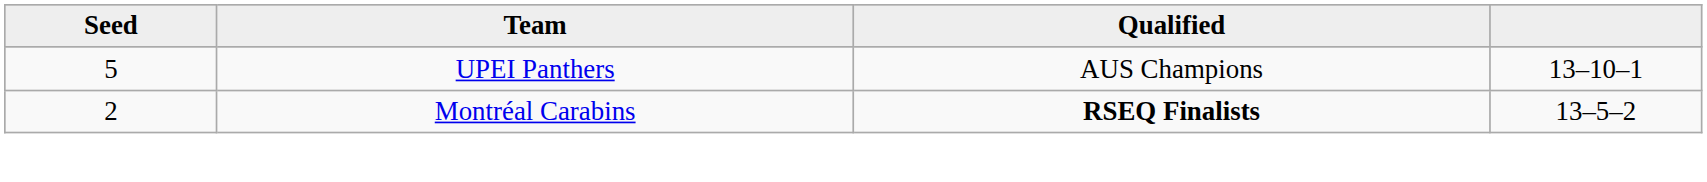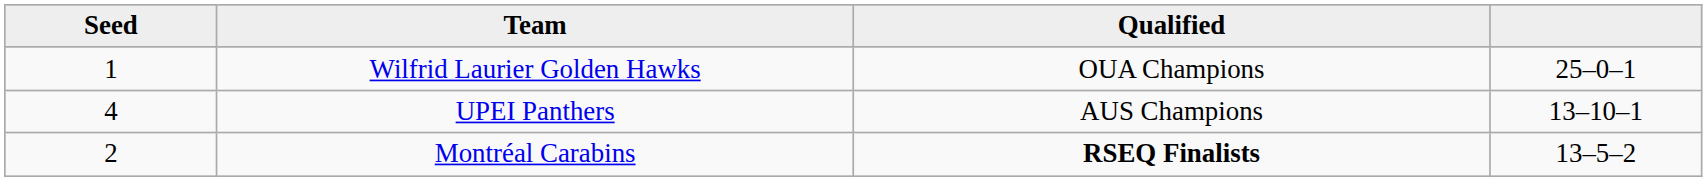+ row: (535, 68)
(111, 68) 5 -> (111, 111) 4
